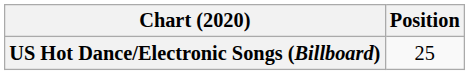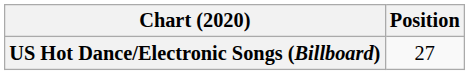(425, 52) 25 -> (425, 52) 27
